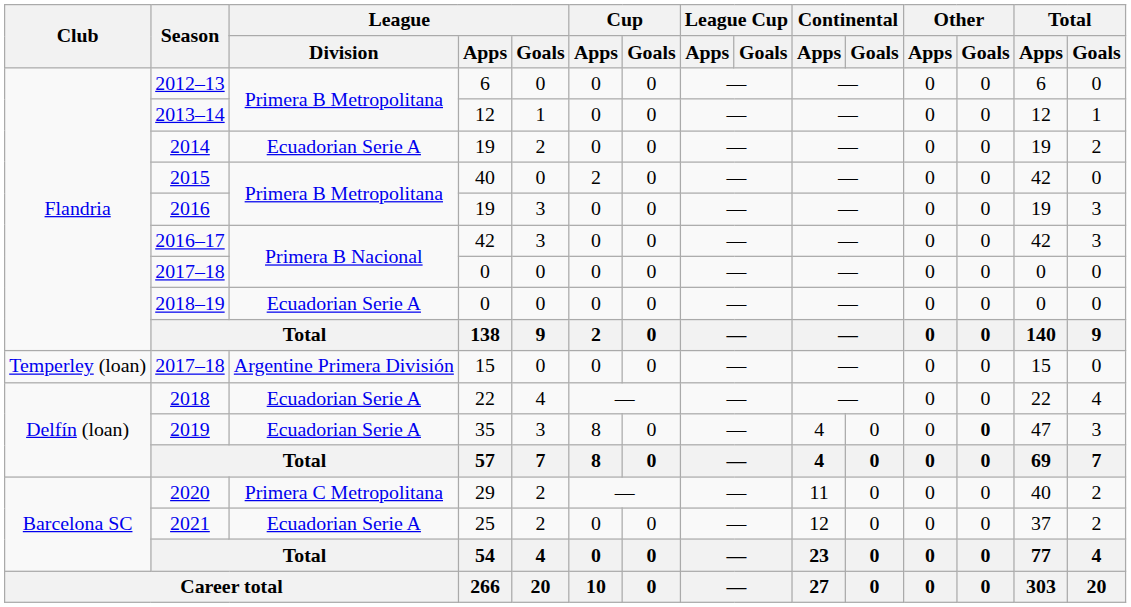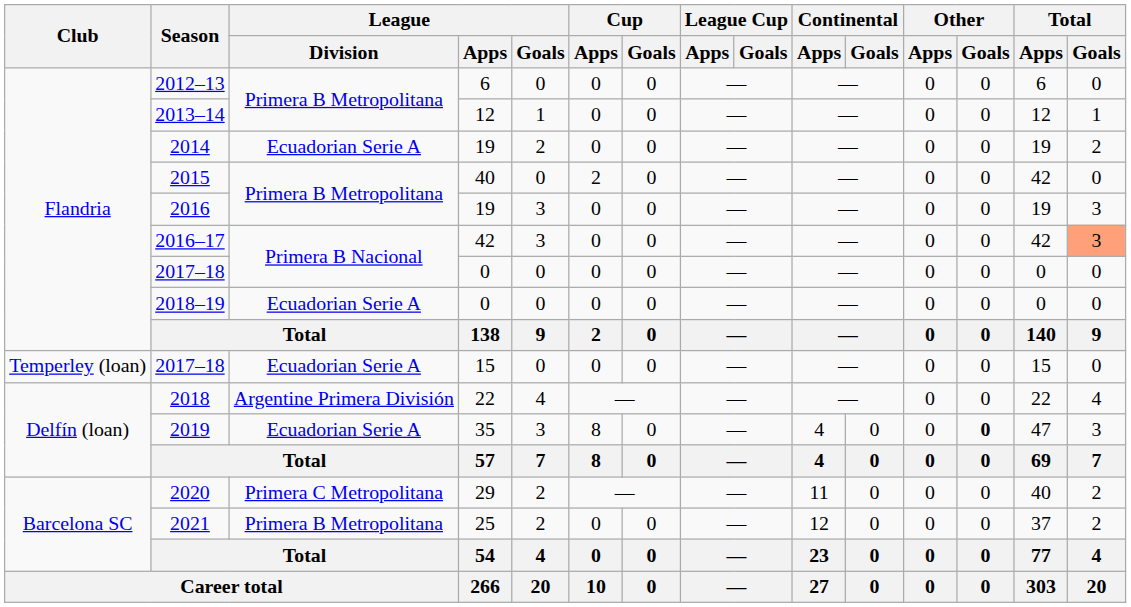(1096, 240) no background -> (1096, 240) lightsalmon background
(344, 366) Argentine Primera División -> (344, 366) Ecuadorian Serie A
(344, 397) Ecuadorian Serie A -> (344, 397) Argentine Primera División
(344, 523) Ecuadorian Serie A -> (344, 523) Primera B Metropolitana
